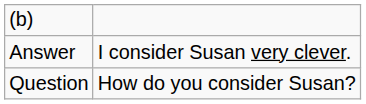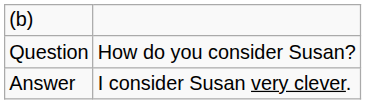rows swapped: (49, 83) <-> (42, 51)
